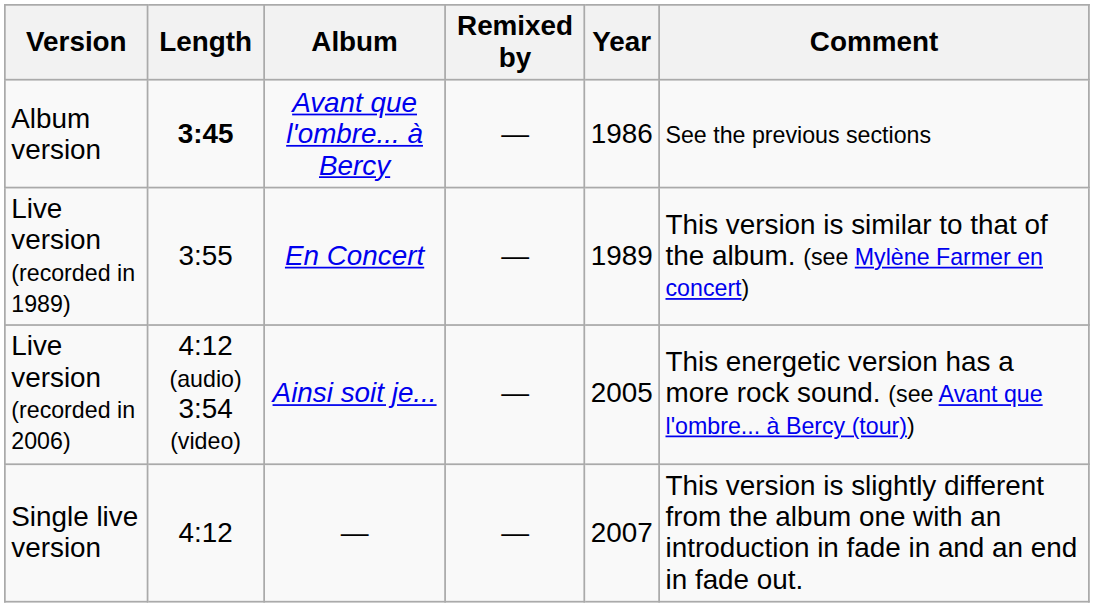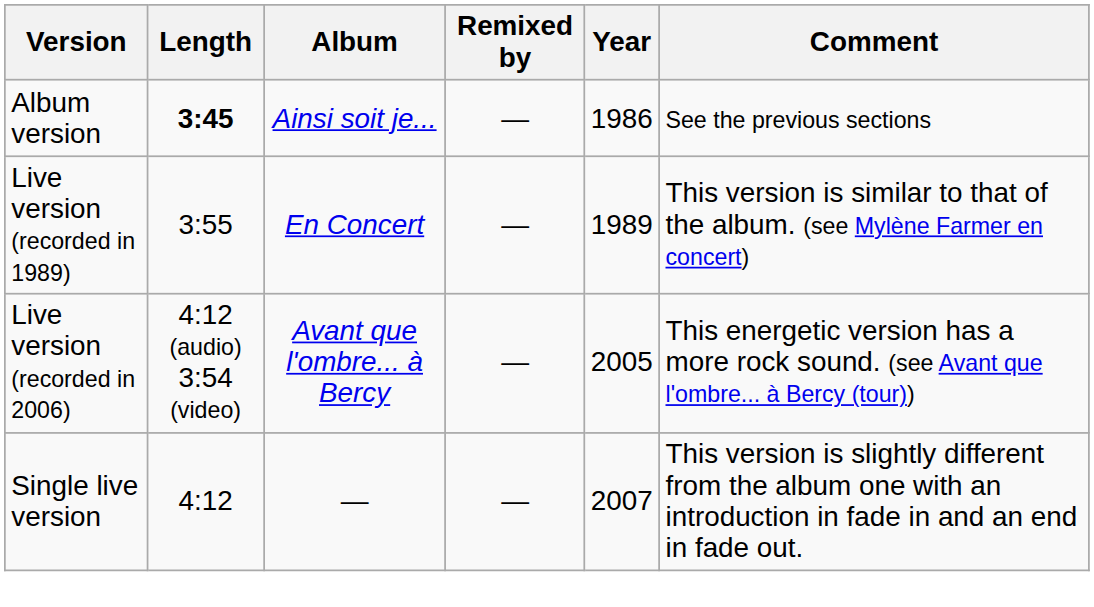(355, 133) Avant que l'ombre... à Bercy -> (355, 117) Ainsi soit je...
(355, 393) Ainsi soit je... -> (355, 362) Avant que l'ombre... à Bercy
